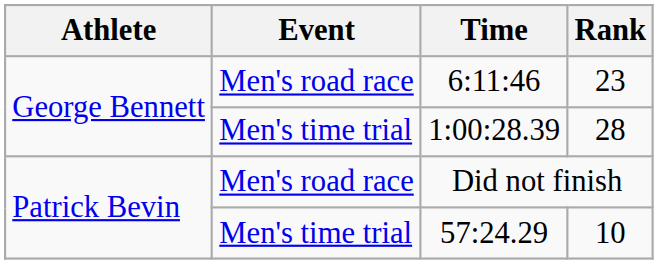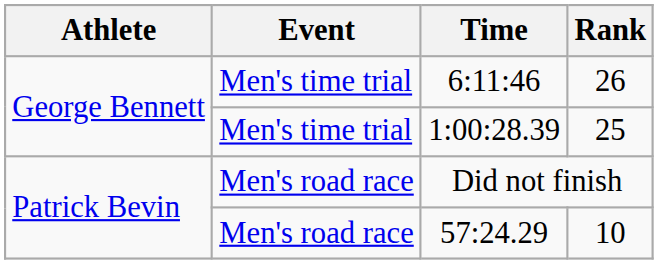(317, 80) Men's road race -> (316, 80) Men's time trial
(610, 80) 23 -> (610, 80) 26
(610, 131) 28 -> (610, 131) 25
(316, 232) Men's time trial -> (317, 232) Men's road race
